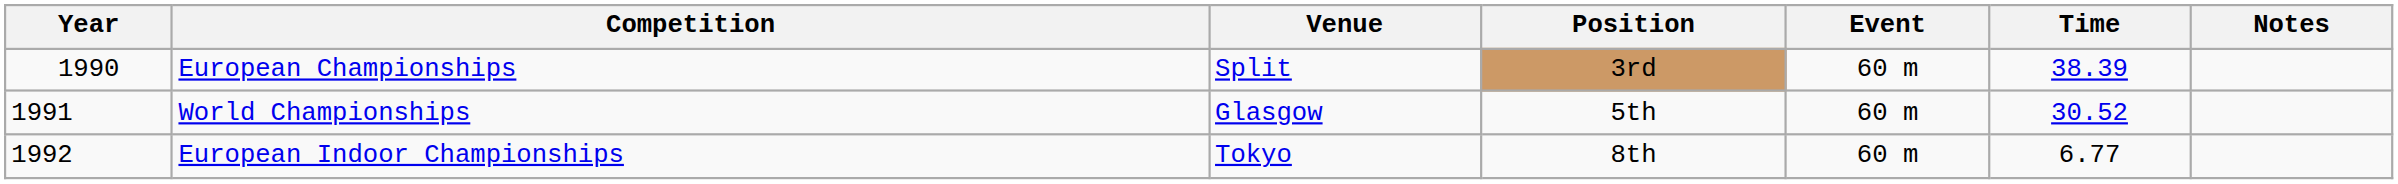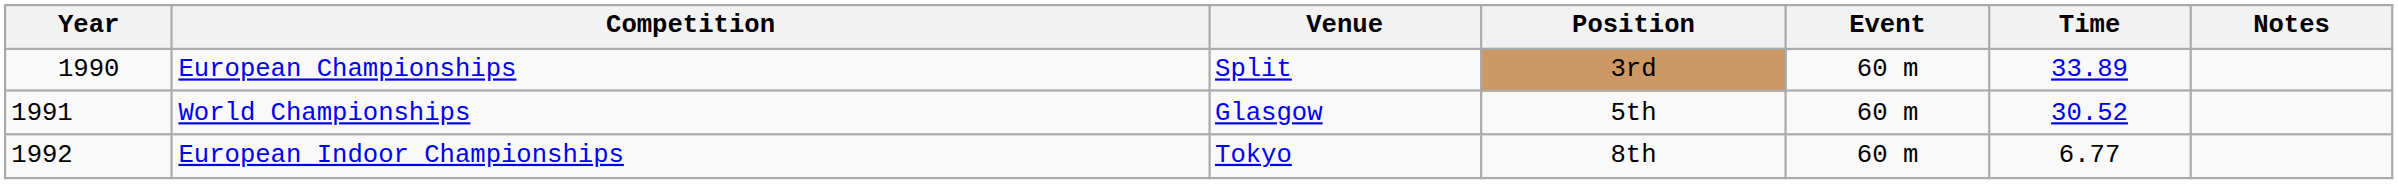(2090, 69) 38.39 -> (2090, 69) 33.89
